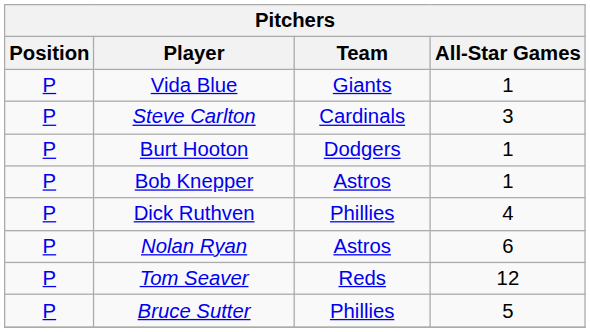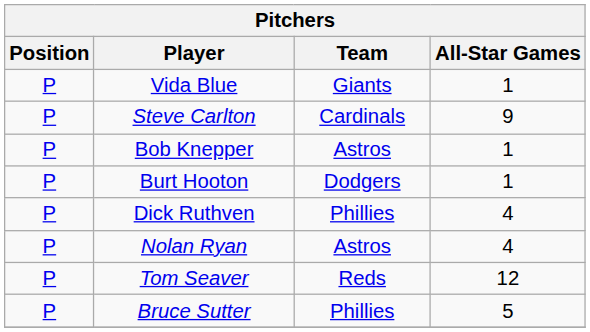(508, 117) 3 -> (508, 117) 9
rows swapped: (194, 149) <-> (194, 181)
(508, 246) 6 -> (508, 246) 4
